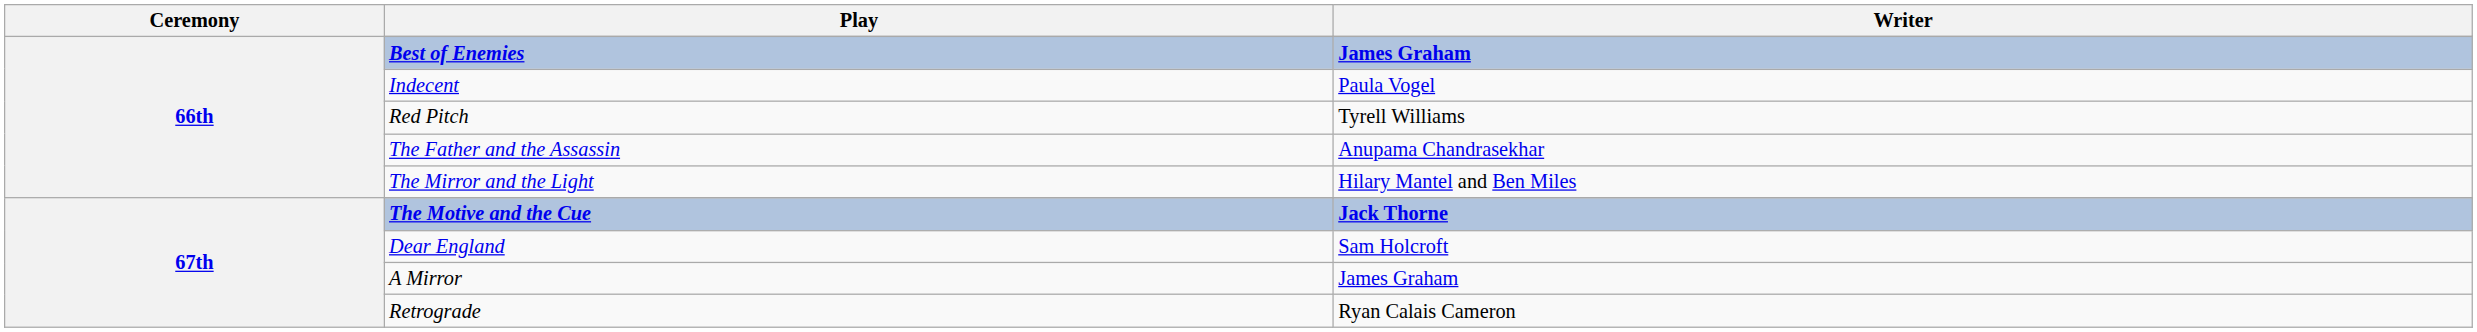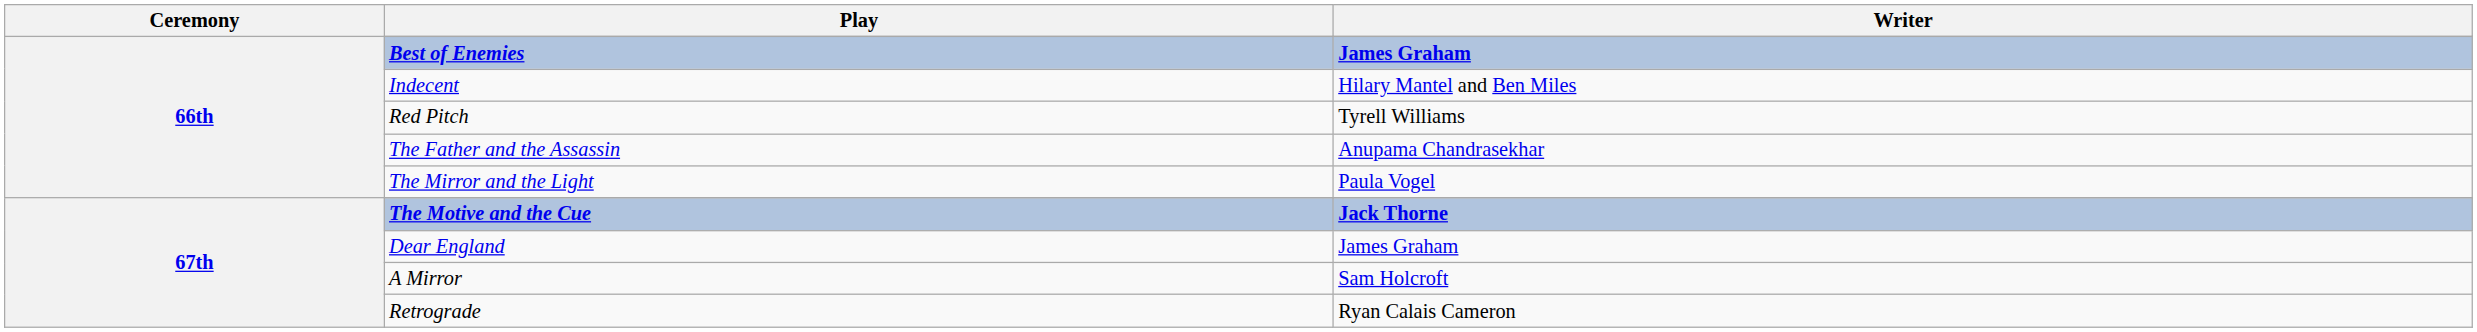(1387, 85) Paula Vogel -> (1457, 85) Hilary Mantel and Ben Miles
(1457, 181) Hilary Mantel and Ben Miles -> (1387, 181) Paula Vogel
(1393, 246) Sam Holcroft -> (1398, 246) James Graham
(1398, 278) James Graham -> (1393, 278) Sam Holcroft
